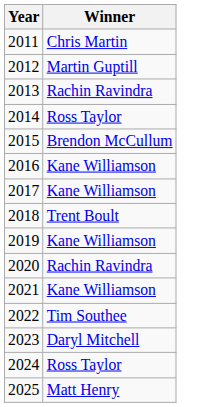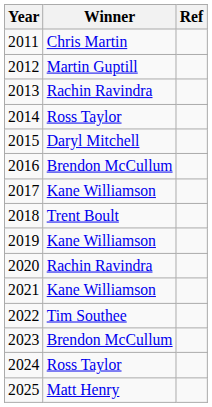+ column: (192, 16)
(110, 141) Brendon McCullum -> (93, 141) Daryl Mitchell
(101, 166) Kane Williamson -> (110, 166) Brendon McCullum
(93, 340) Daryl Mitchell -> (110, 340) Brendon McCullum
